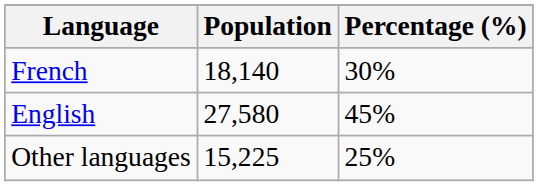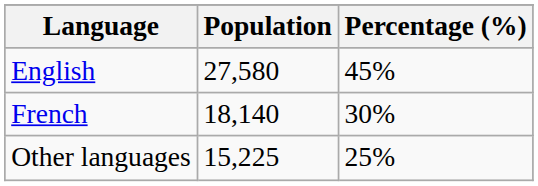rows swapped: (49, 69) <-> (53, 113)
